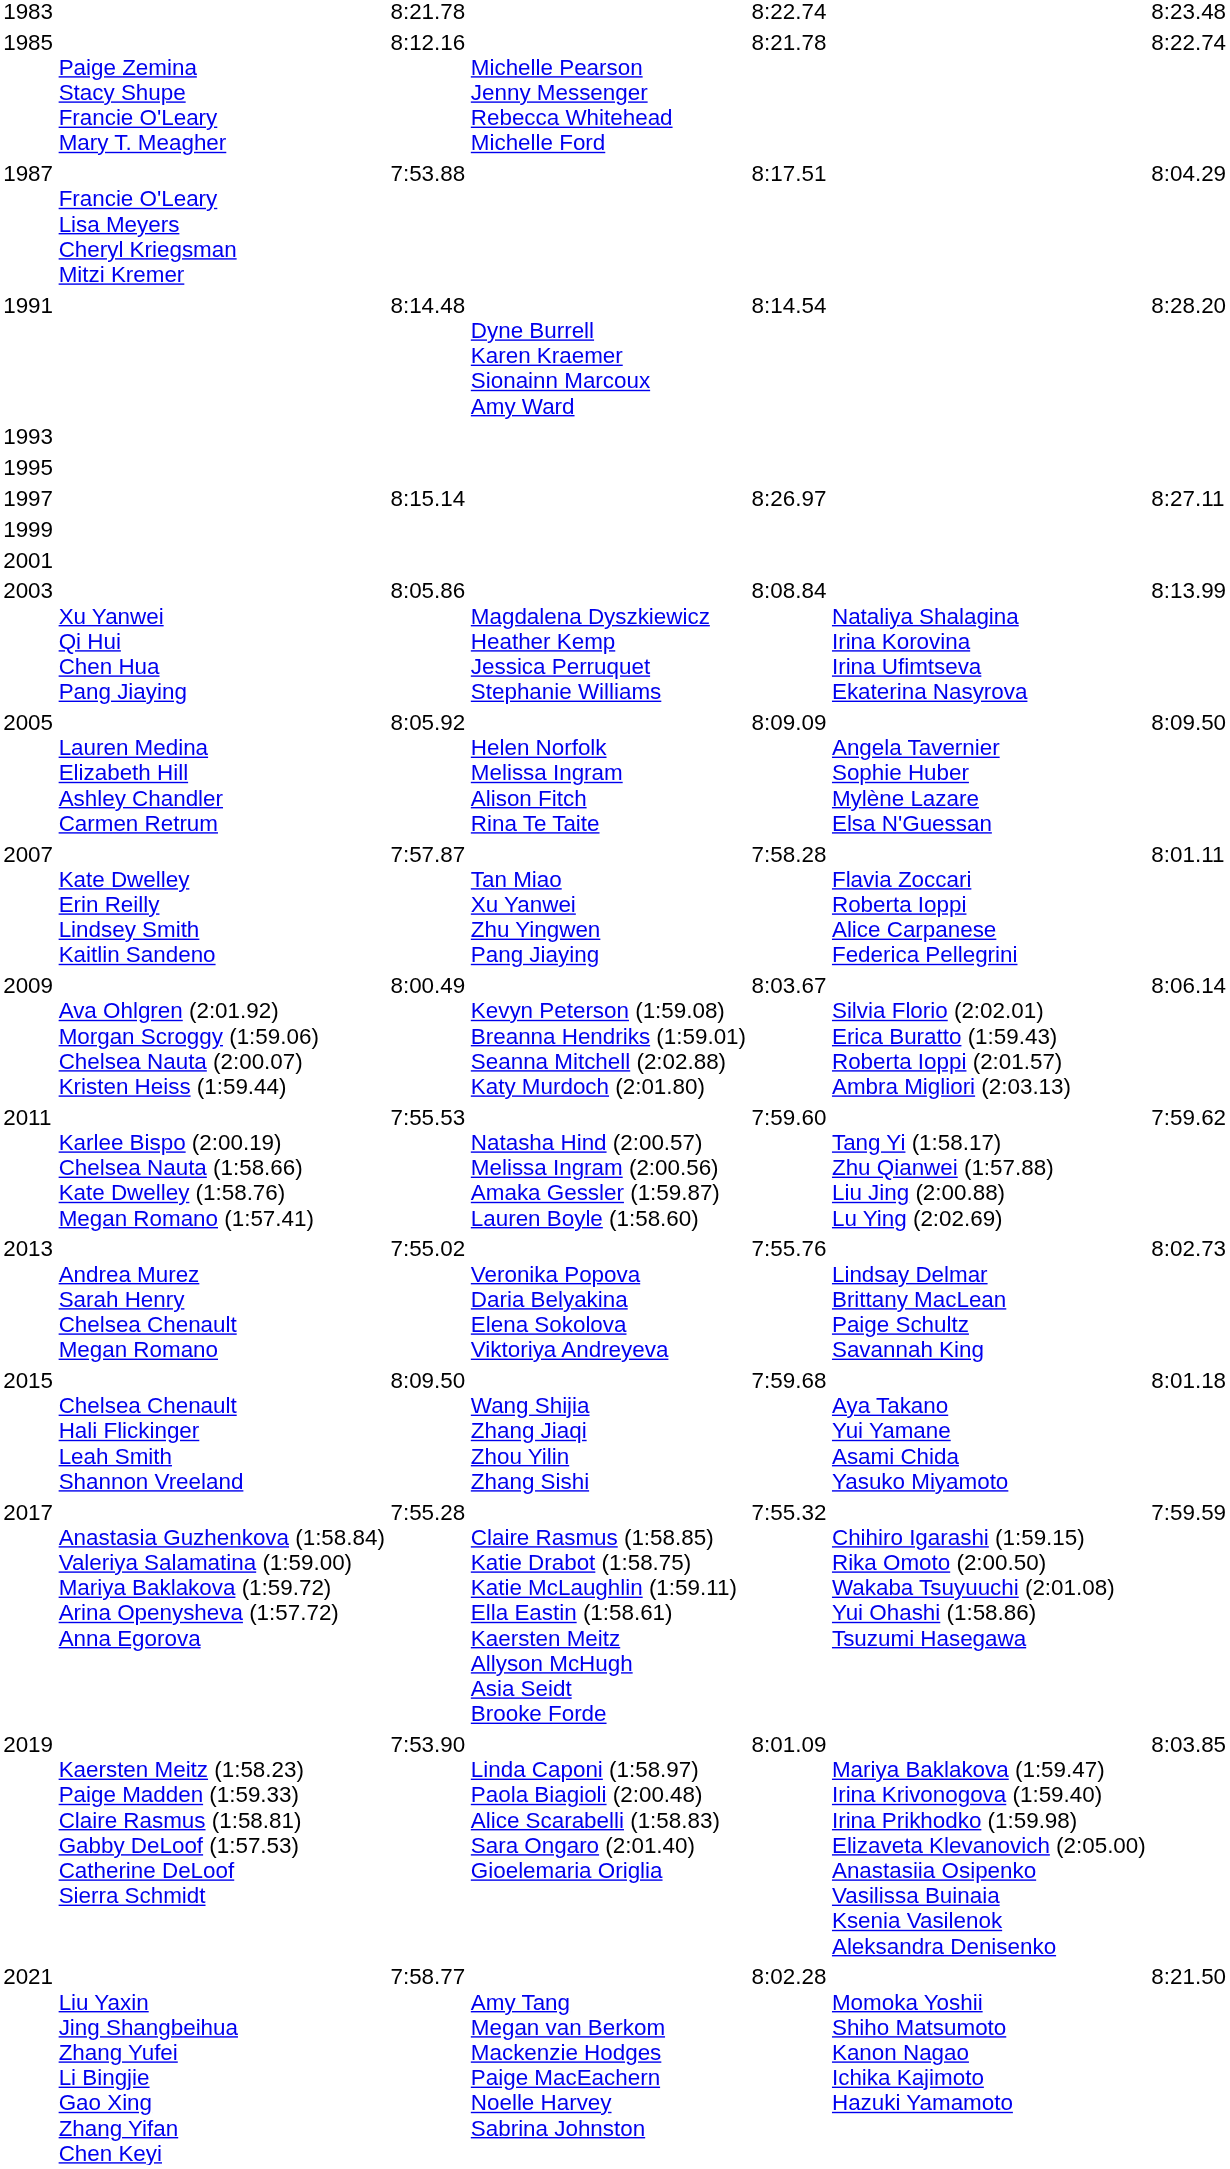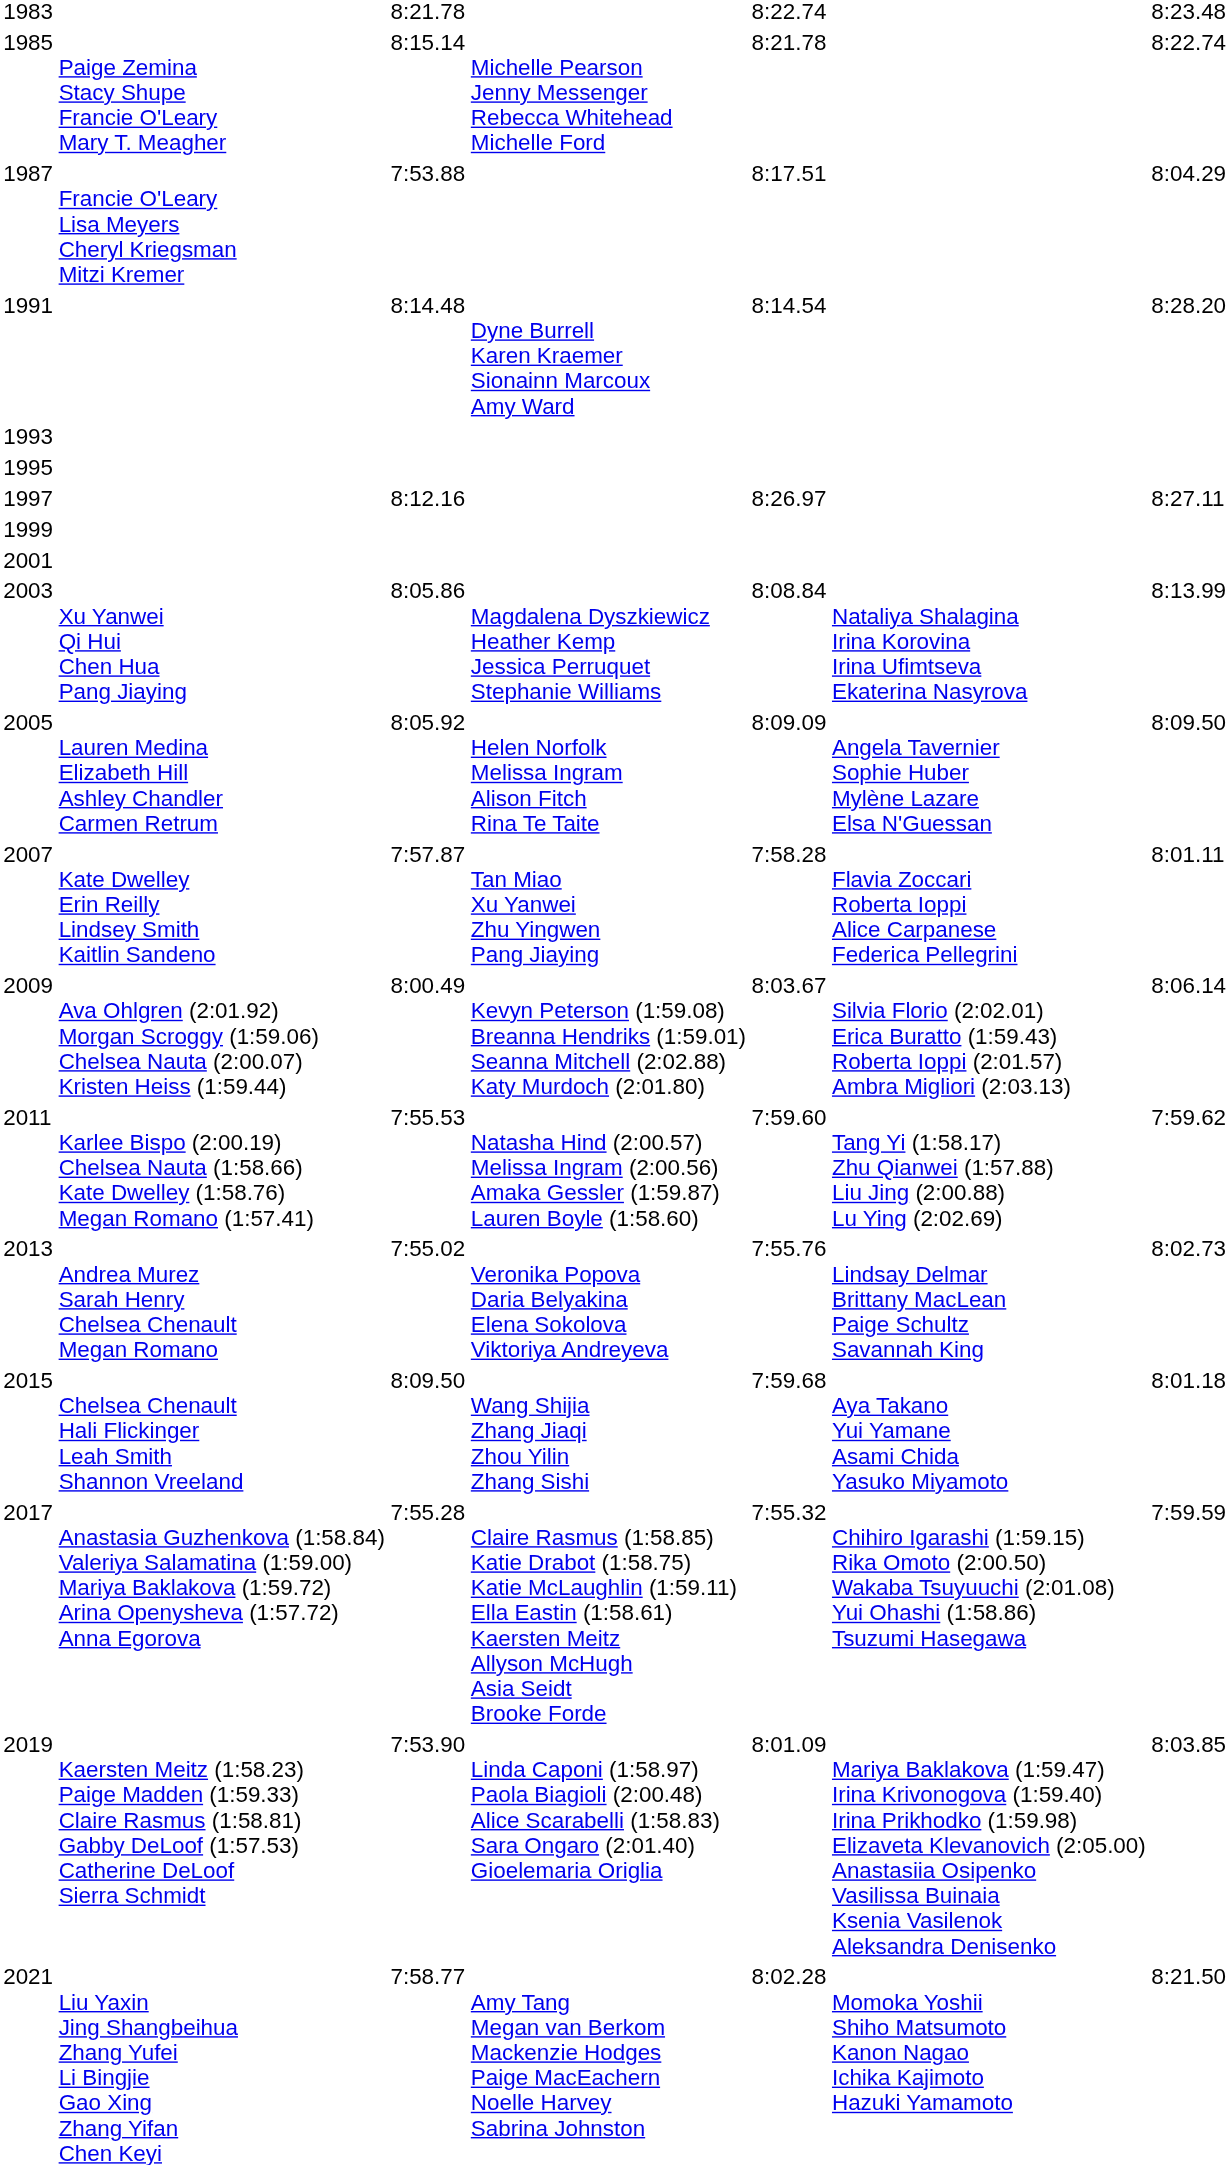(428, 42) 8:12.16 -> (428, 42) 8:15.14
(428, 498) 8:15.14 -> (428, 498) 8:12.16
